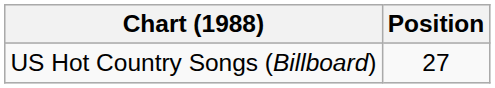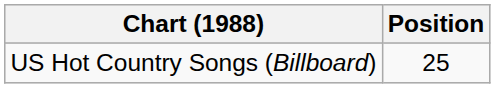(436, 62) 27 -> (436, 62) 25
